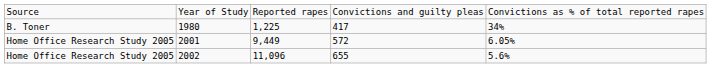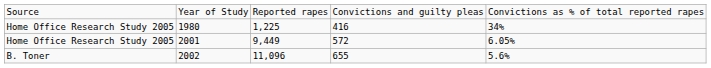(28, 26) B. Toner -> (90, 26) Home Office Research Study 2005
(341, 26) 417 -> (341, 26) 416
(90, 56) Home Office Research Study 2005 -> (28, 56) B. Toner
